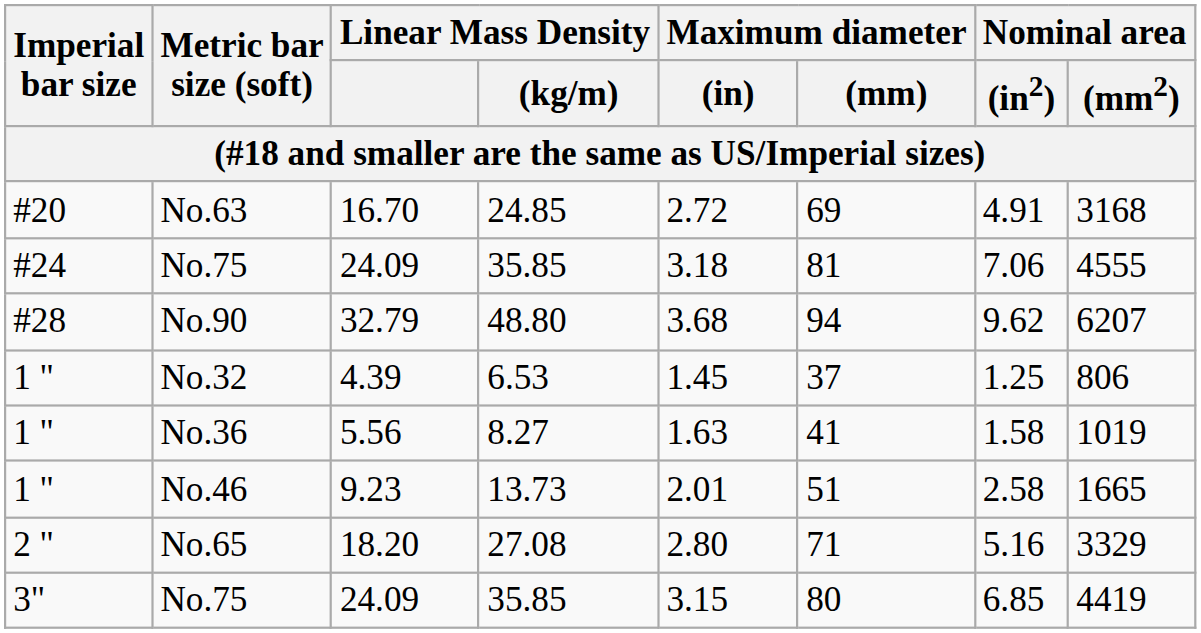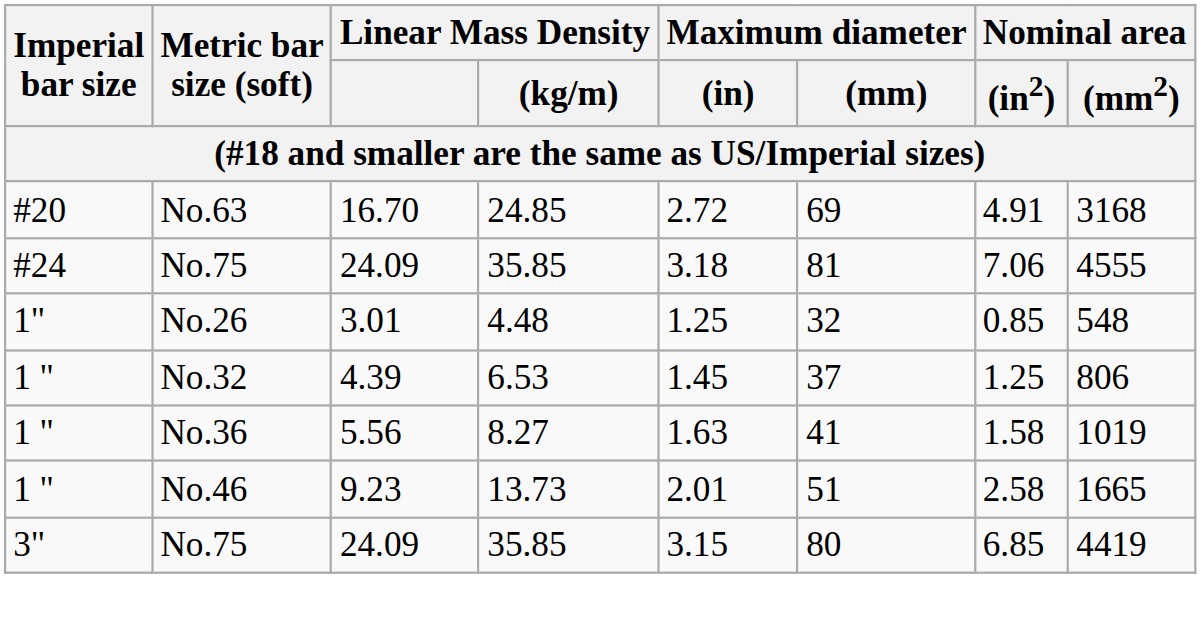- row: (40, 321)
+ row: (29, 321)
- row: (34, 544)
